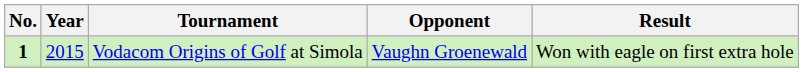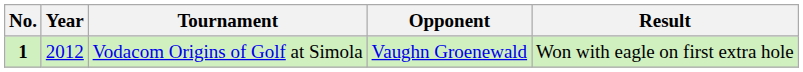(65, 51) 2015 -> (65, 51) 2012
